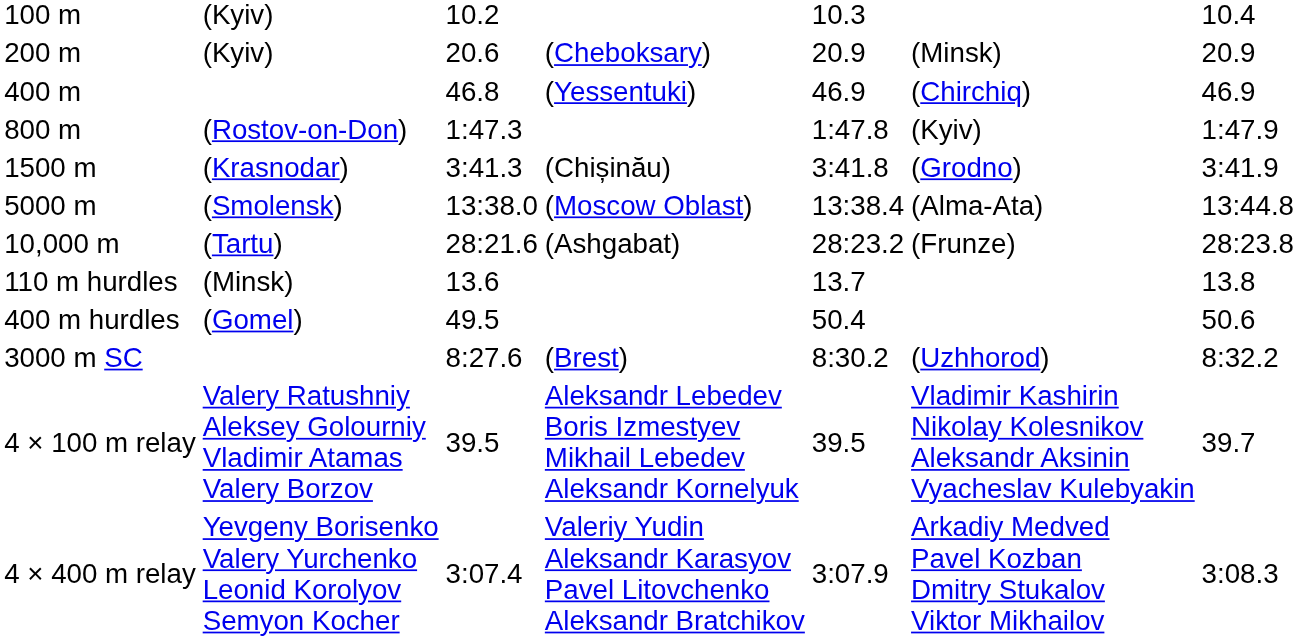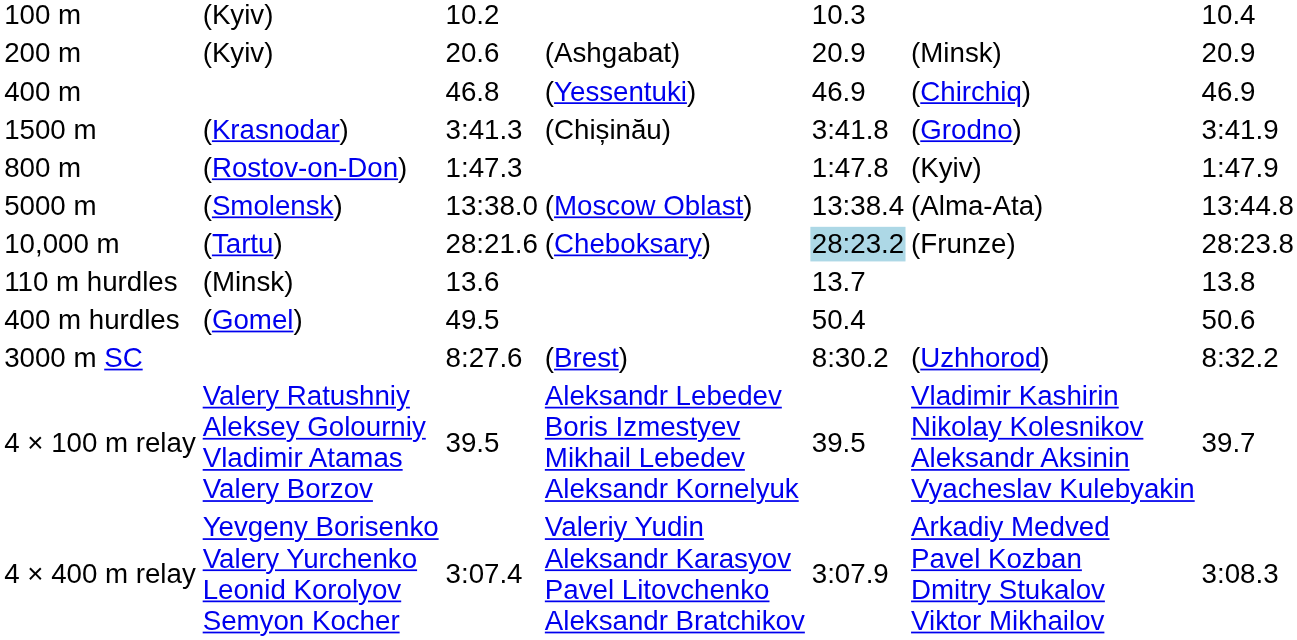(628, 53) (Cheboksary) -> (613, 53) (Ashgabat)
rows swapped: (43, 129) <-> (50, 167)
(613, 243) (Ashgabat) -> (628, 243) (Cheboksary)
(858, 243) no background -> (858, 243) lightblue background
